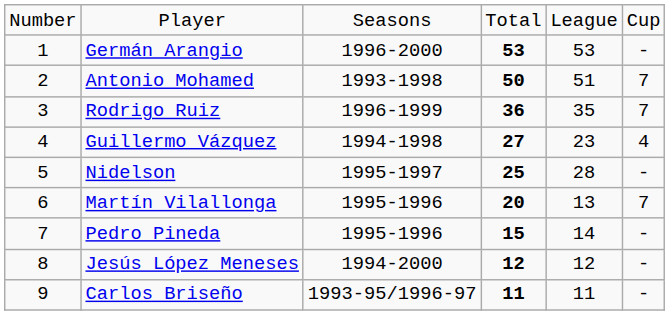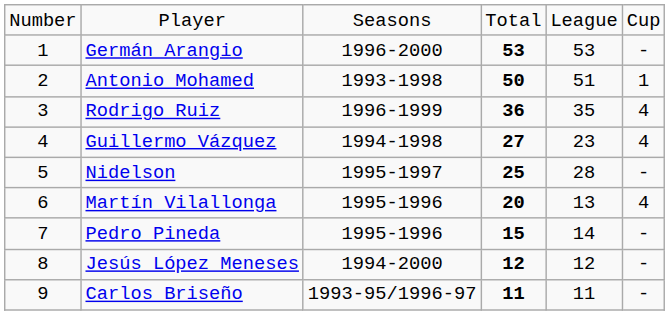(644, 81) 7 -> (644, 81) 1
(644, 112) 7 -> (644, 112) 4
(644, 203) 7 -> (644, 203) 4
